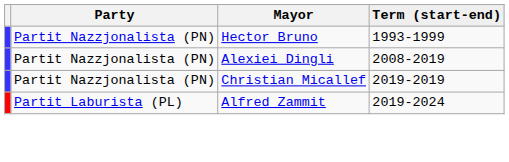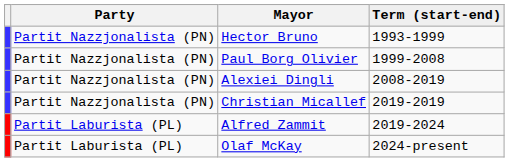+ row: (290, 59)
+ row: (262, 146)
